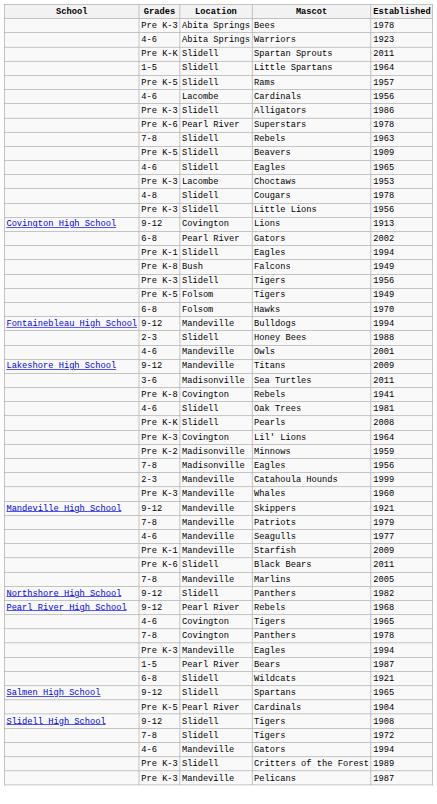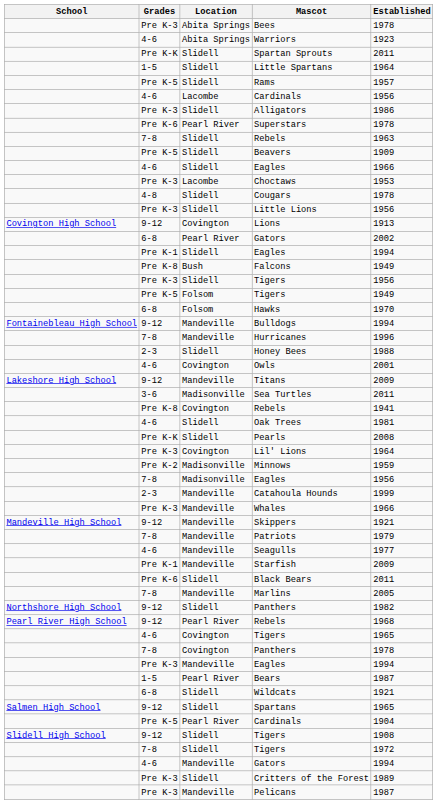(384, 168) 1965 -> (384, 168) 1966
+ row: (149, 338)
(208, 352) Mandeville -> (205, 366) Covington
(384, 494) 1960 -> (384, 508) 1966
